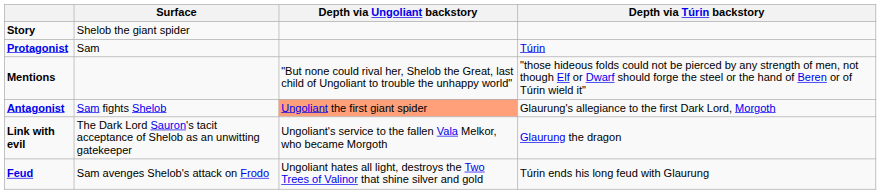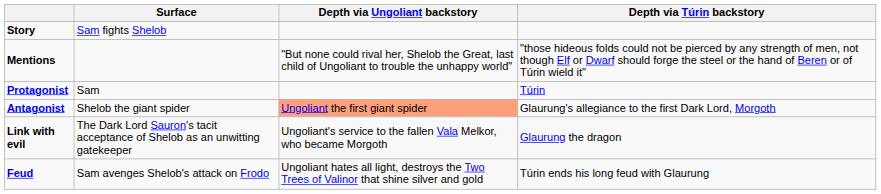(133, 30) Shelob the giant spider -> (122, 30) Sam fights Shelob
rows swapped: (31, 78) <-> (38, 48)
(122, 108) Sam fights Shelob -> (133, 108) Shelob the giant spider
